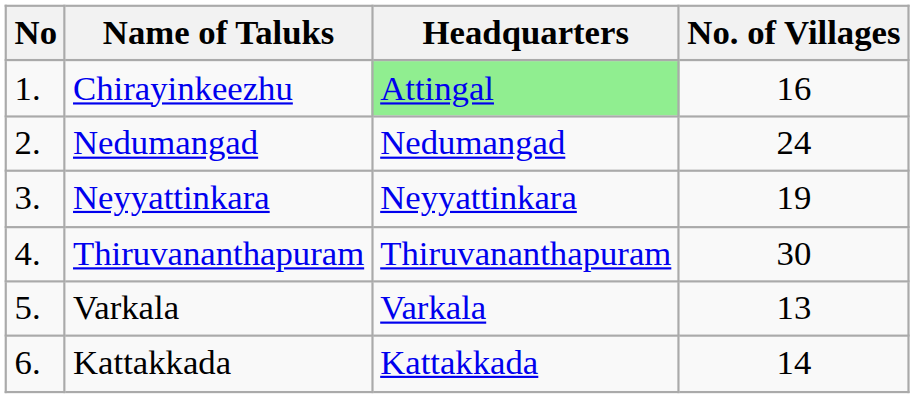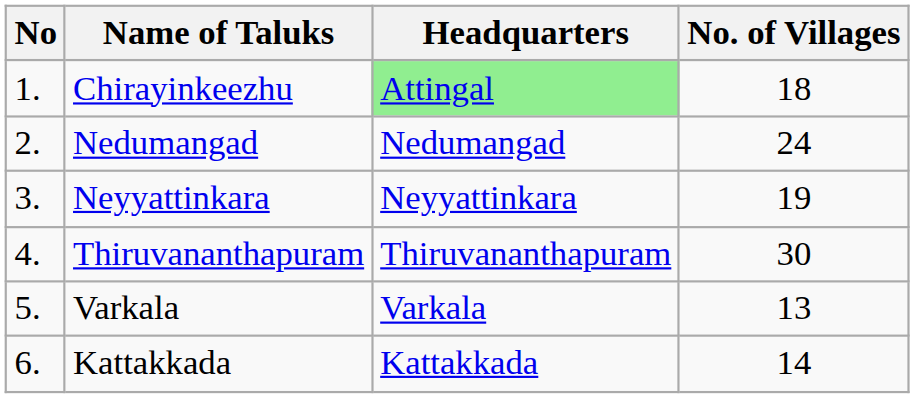(794, 87) 16 -> (794, 87) 18
